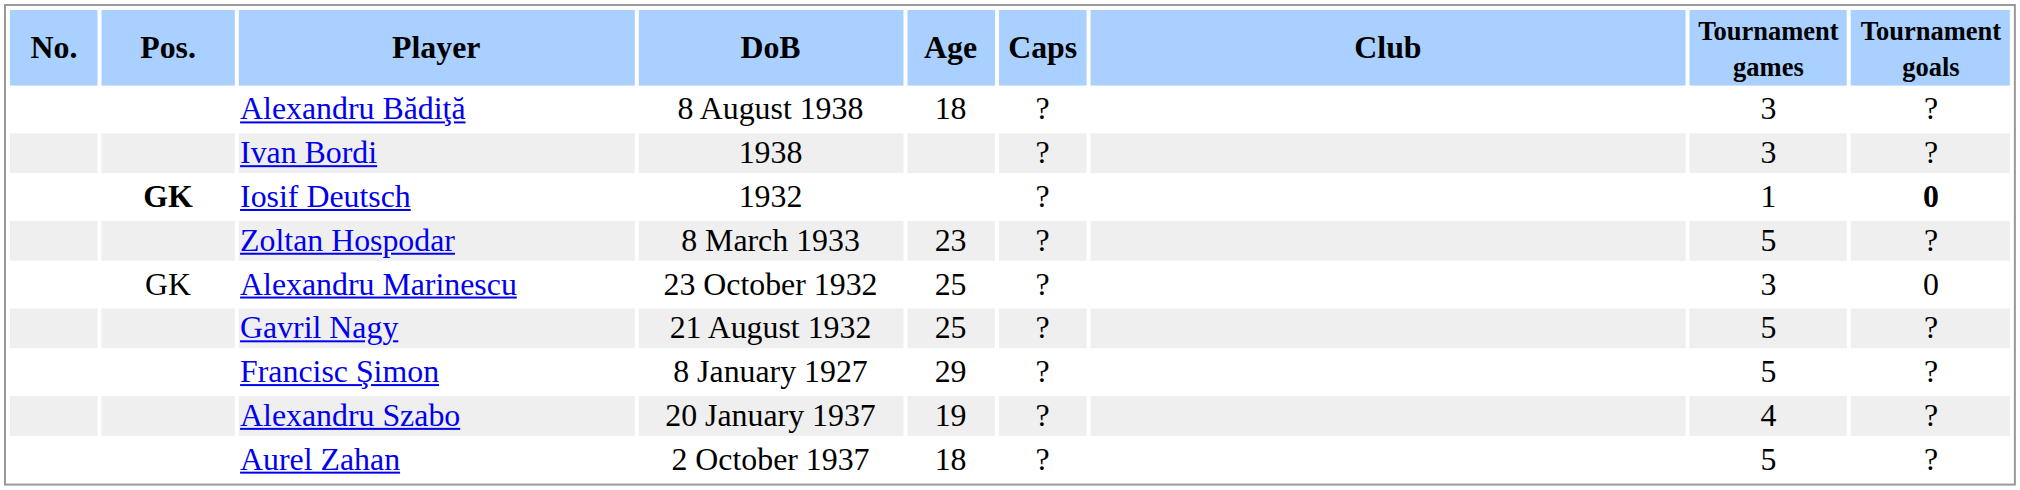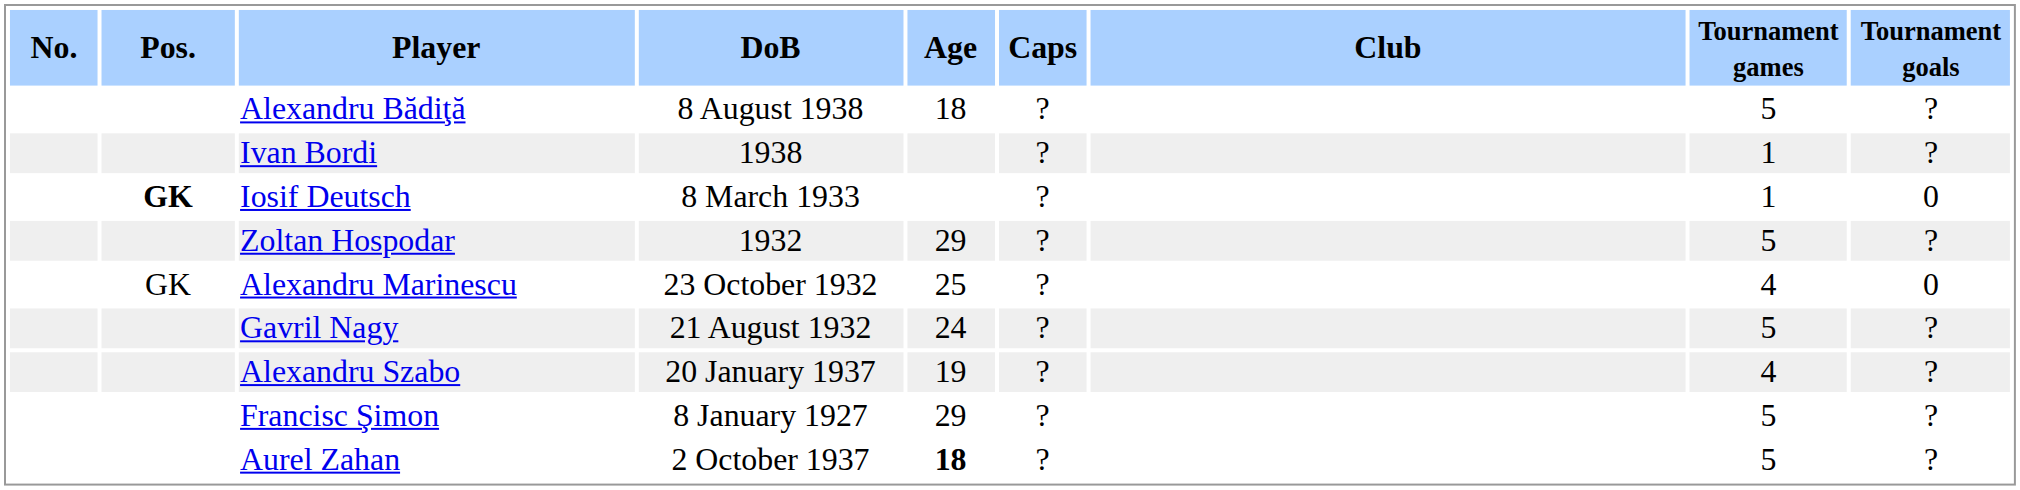(1768, 108) 3 -> (1768, 108) 5
(1768, 152) 3 -> (1768, 152) 1
(770, 196) 1932 -> (771, 196) 8 March 1933
(1931, 196) bold -> (1931, 196) normal
(771, 240) 8 March 1933 -> (770, 240) 1932
(951, 240) 23 -> (951, 240) 29
(1768, 284) 3 -> (1768, 284) 4
(951, 327) 25 -> (951, 327) 24
rows swapped: (340, 371) <-> (350, 415)
(951, 459) normal -> (951, 459) bold
